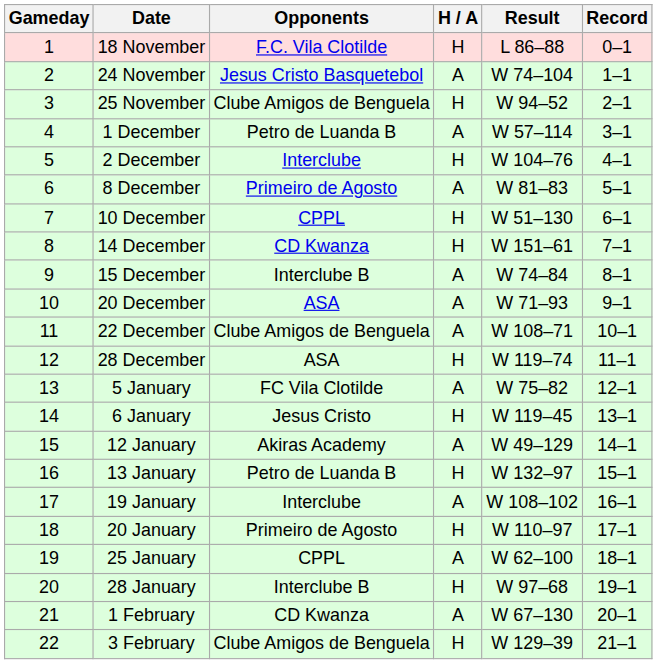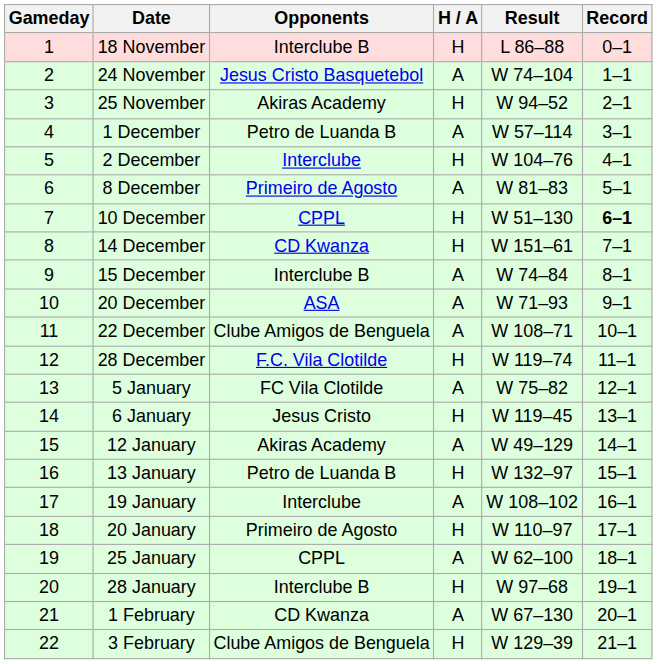(322, 47) F.C. Vila Clotilde -> (322, 47) Interclube B
(322, 103) Clube Amigos de Benguela -> (322, 103) Akiras Academy
(617, 217) normal -> (617, 217) bold
(322, 359) ASA -> (322, 359) F.C. Vila Clotilde
